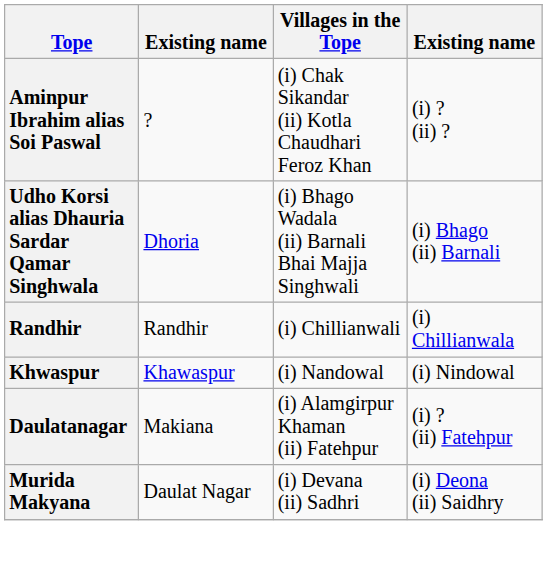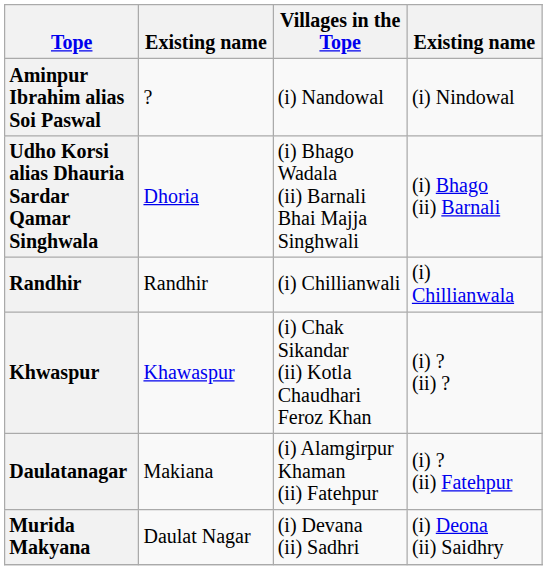(325, 119) (i) Chak Sikandar (ii) Kotla Chaudhari Feroz Khan -> (331, 97) (i) Nandowal
(431, 119) (i) ? (ii) ? -> (463, 97) (i) Nindowal
(331, 372) (i) Nandowal -> (325, 372) (i) Chak Sikandar (ii) Kotla Chaudhari Feroz Khan
(463, 372) (i) Nindowal -> (431, 372) (i) ? (ii) ?
